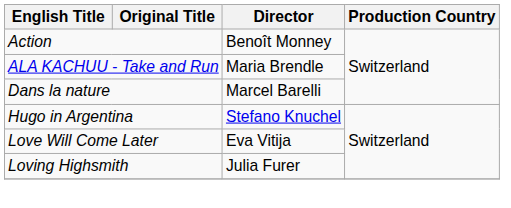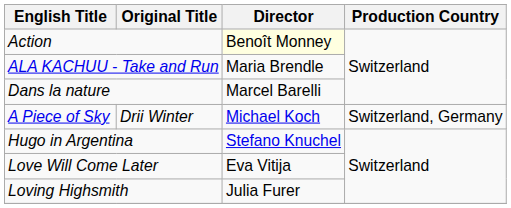(279, 41) no background -> (279, 41) lightyellow background
+ row: (59, 116)
